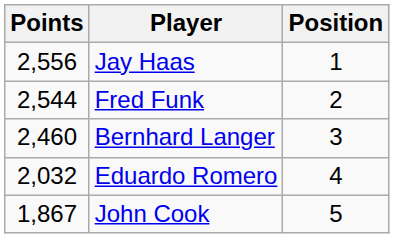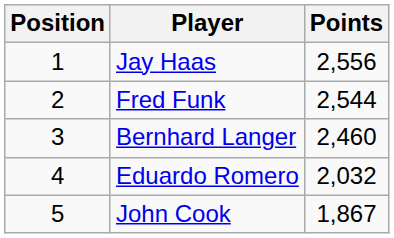columns swapped: (336, 23) <-> (47, 23)
